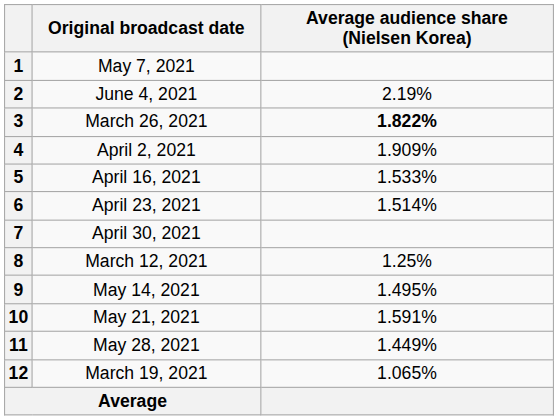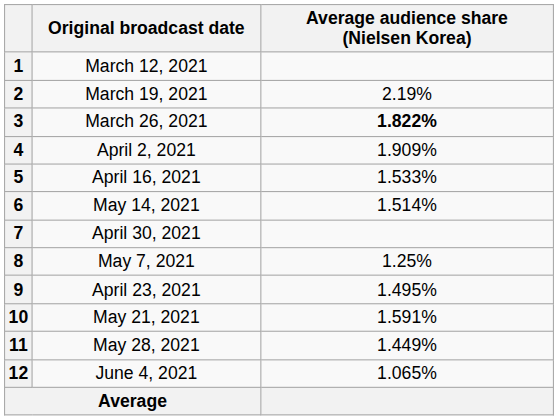(146, 66) May 7, 2021 -> (146, 66) March 12, 2021
(146, 94) June 4, 2021 -> (146, 94) March 19, 2021
(146, 205) April 23, 2021 -> (146, 205) May 14, 2021
(146, 261) March 12, 2021 -> (146, 261) May 7, 2021
(146, 289) May 14, 2021 -> (146, 289) April 23, 2021
(146, 373) March 19, 2021 -> (146, 373) June 4, 2021
